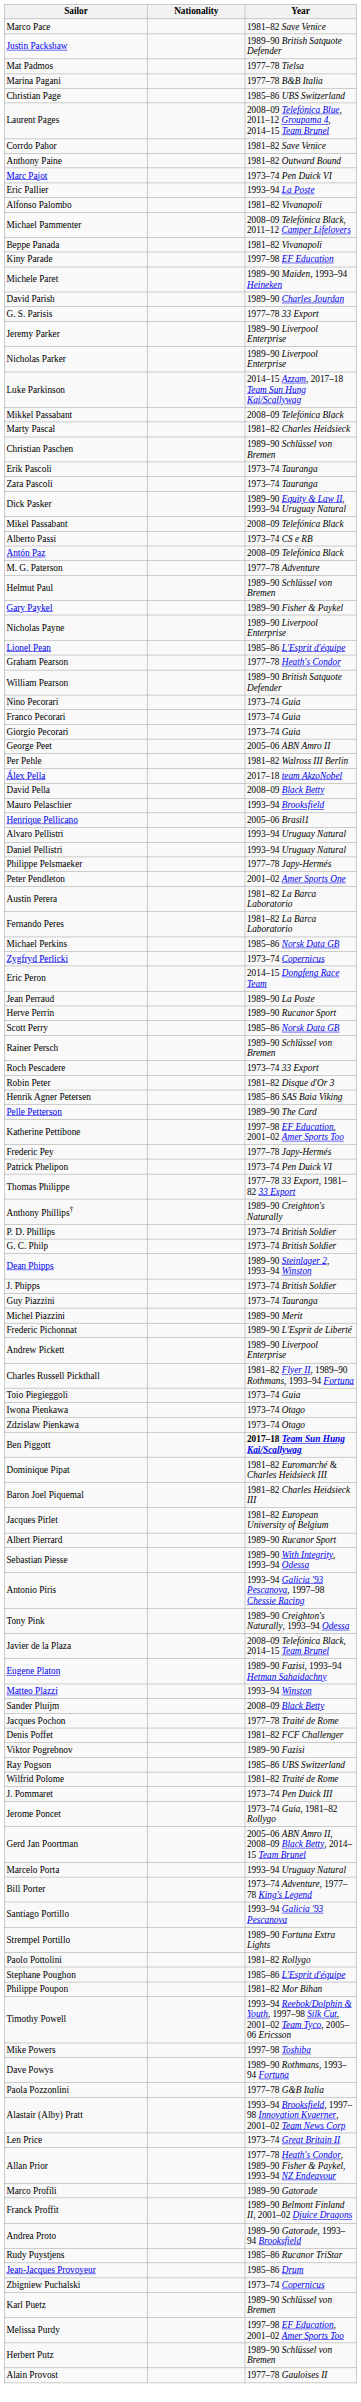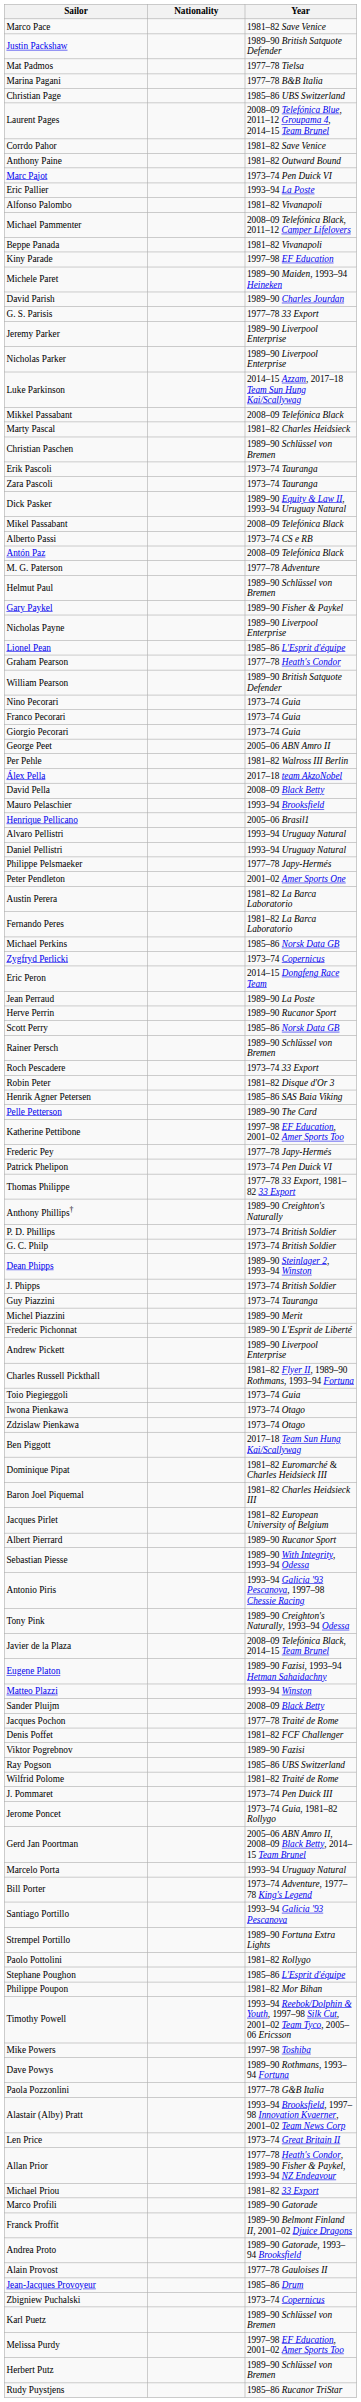(296, 1445) bold -> (294, 1445) normal
+ row: (33, 2190)
rows swapped: (32, 2375) <-> (35, 2255)
